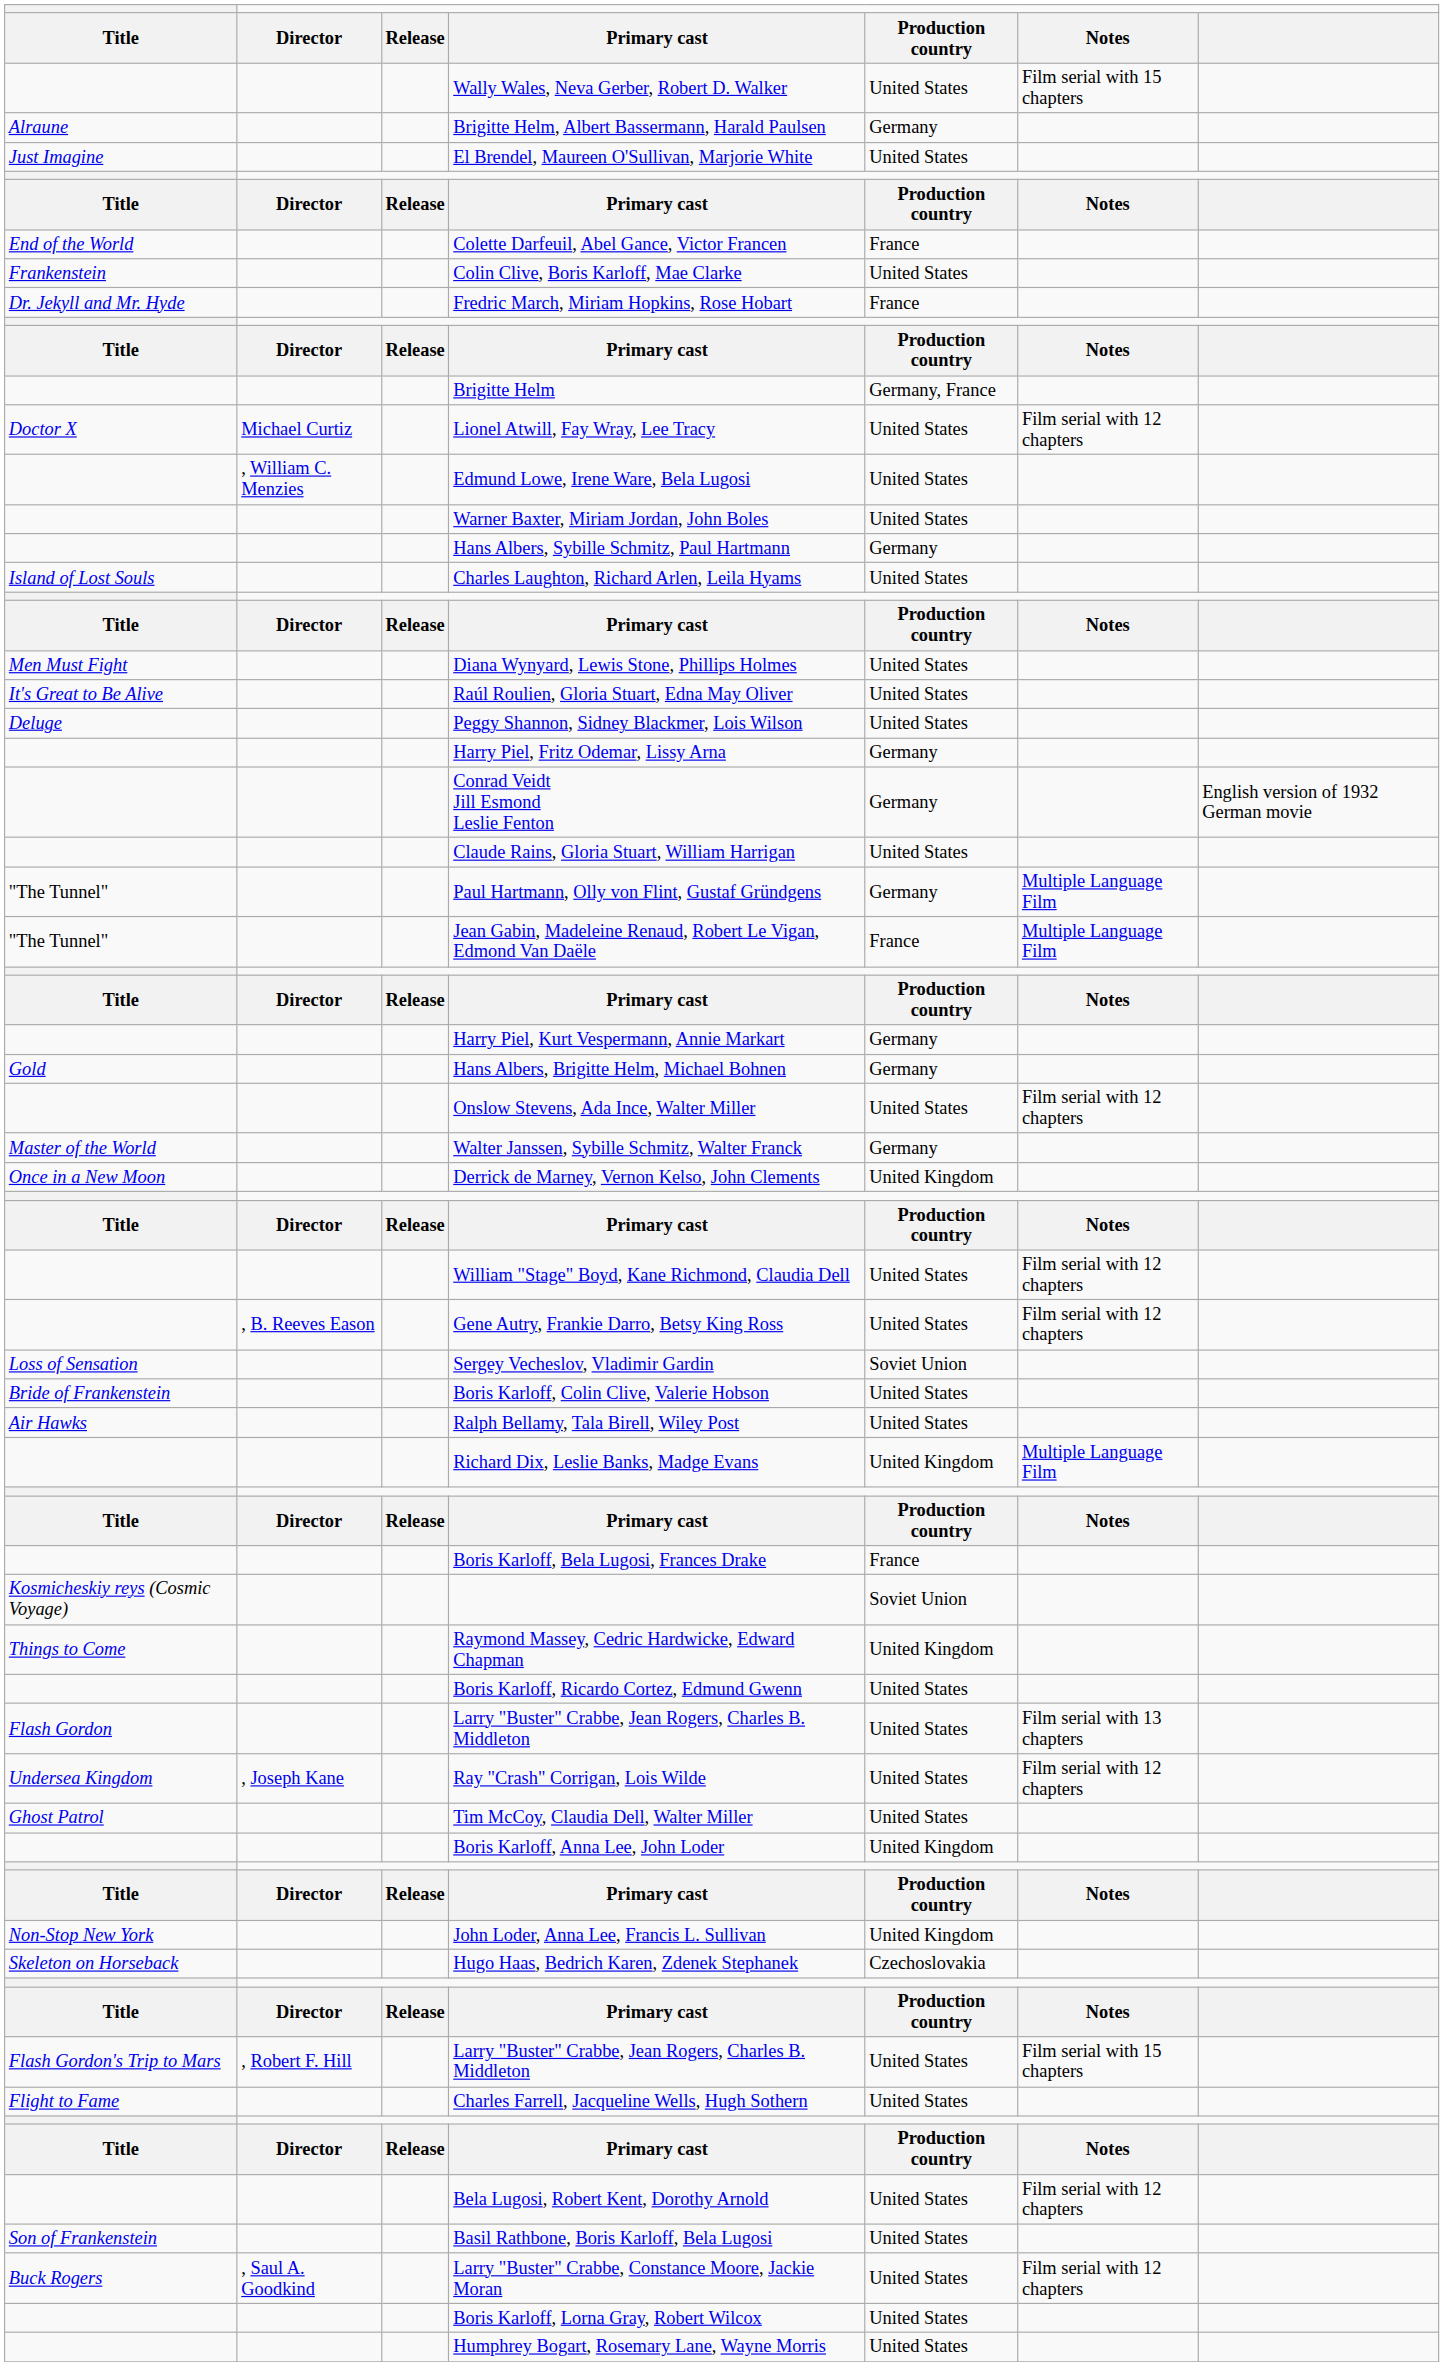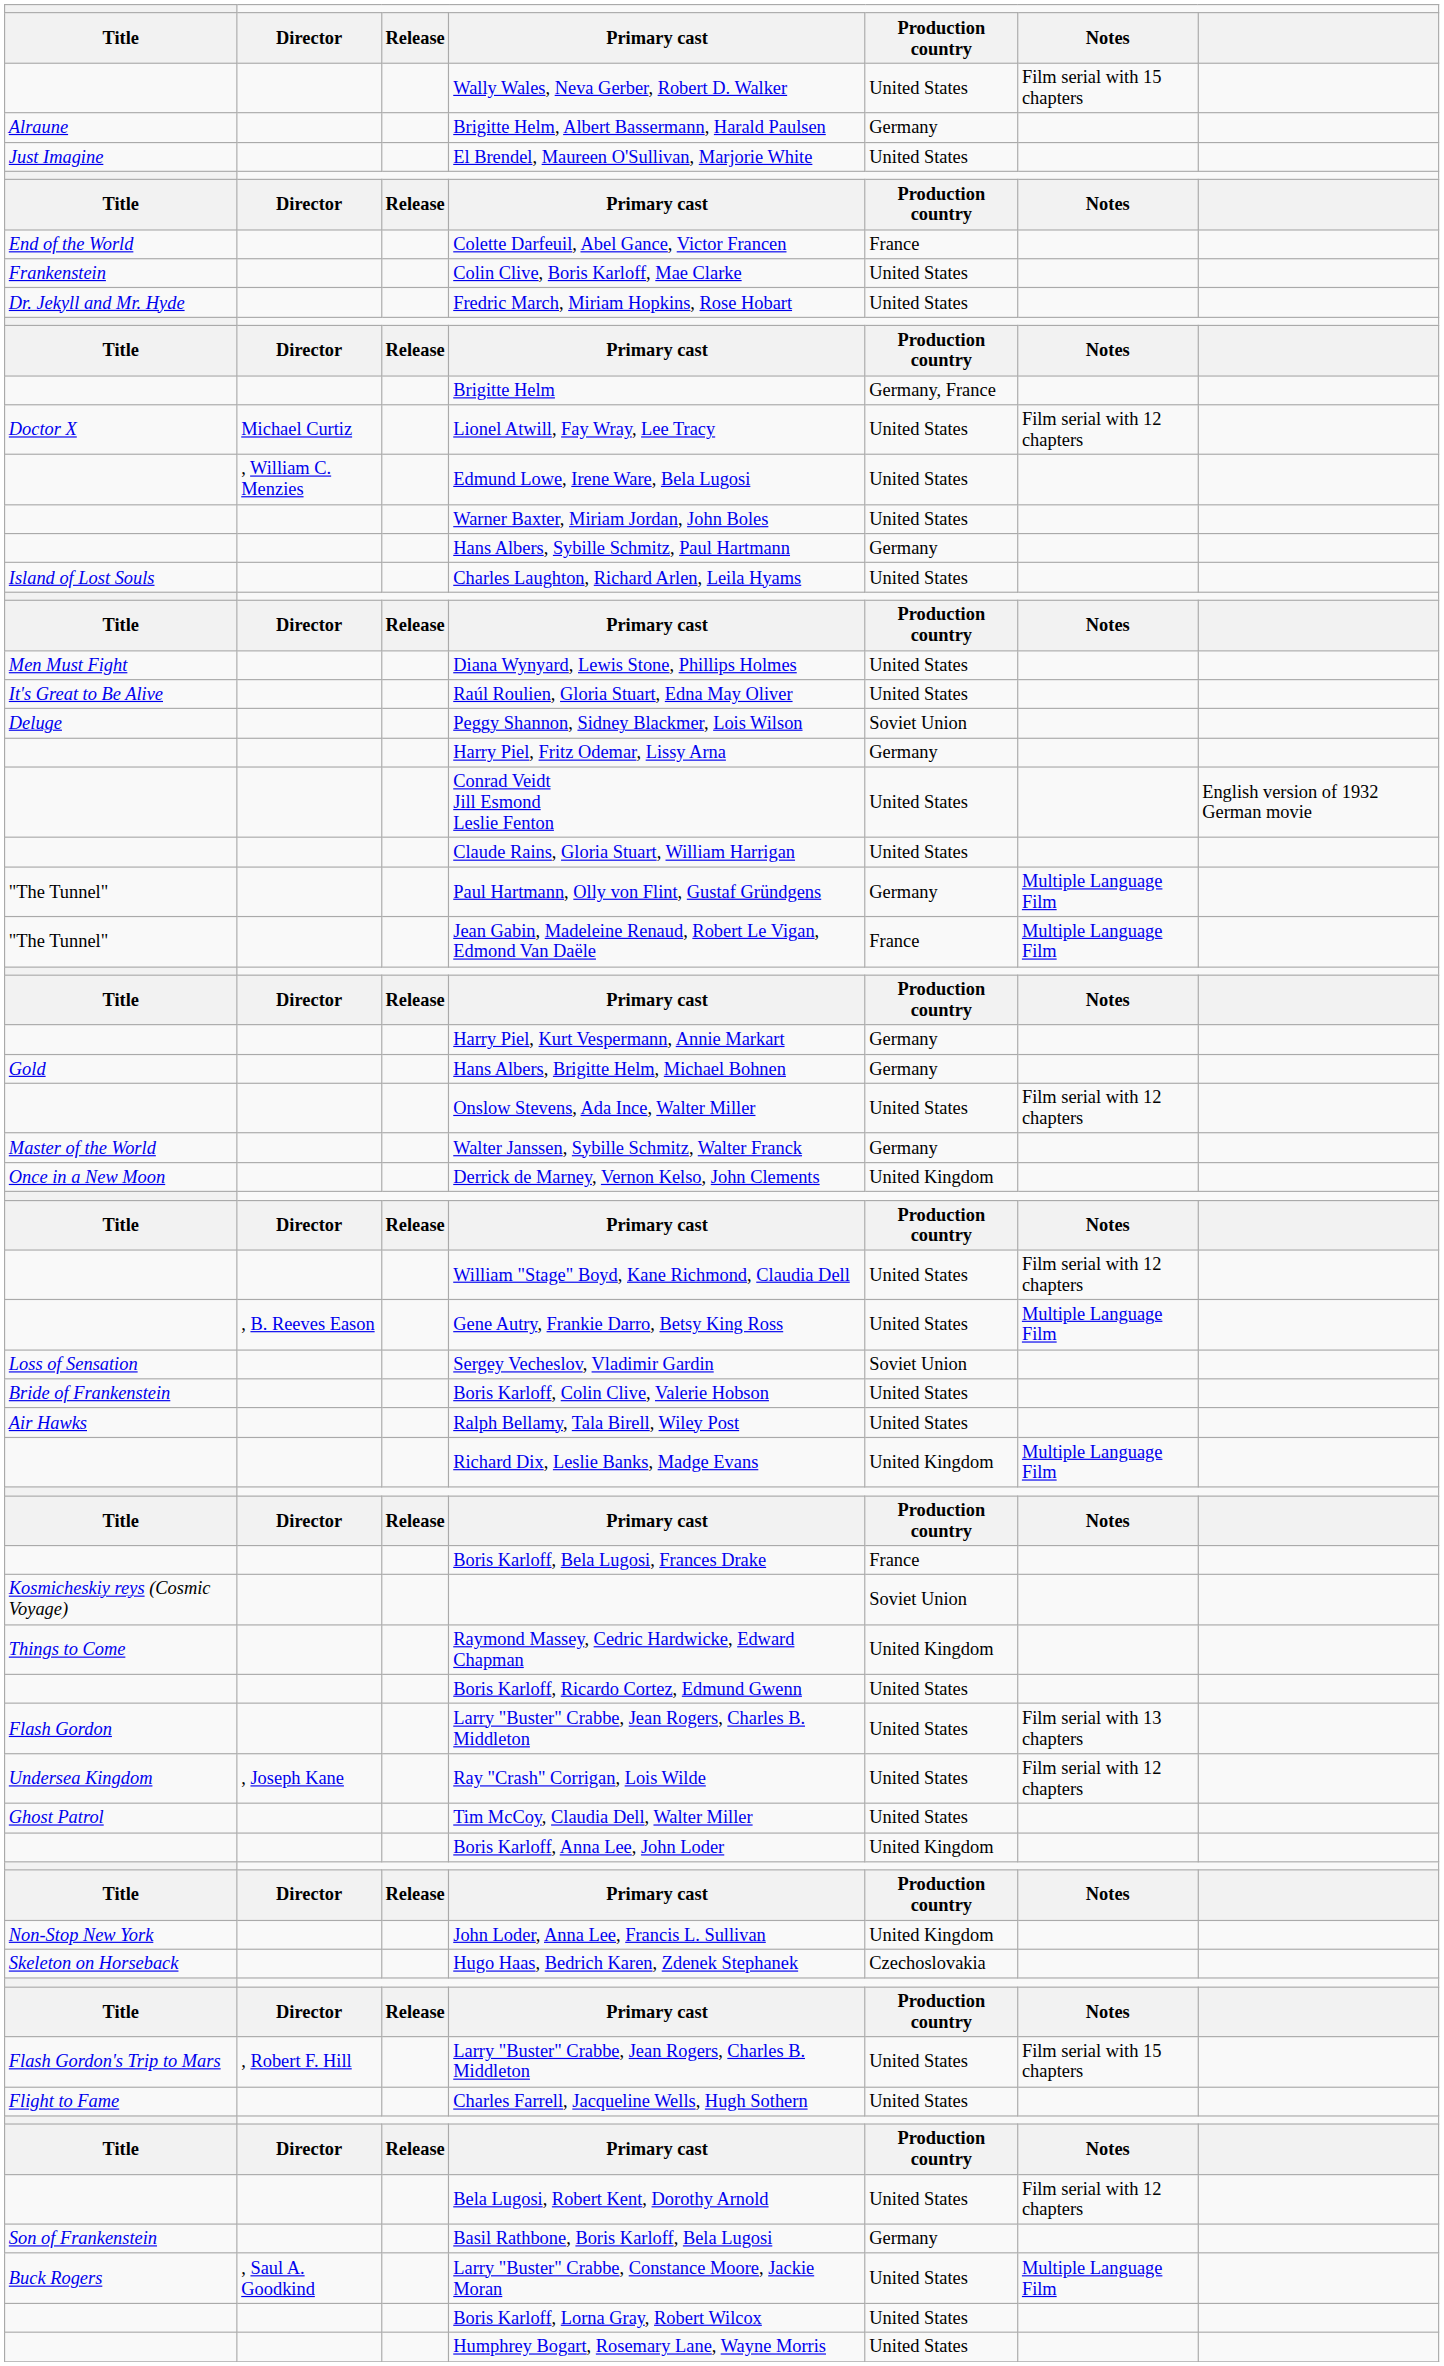(894, 302) France -> (919, 302) United States
(919, 723) United States -> (918, 723) Soviet Union
(904, 802) Germany -> (919, 802) United States
(1092, 1324) Film serial with 12 chapters -> (1092, 1324) Multiple Language Film
(919, 2238) United States -> (904, 2238) Germany
(1092, 2278) Film serial with 12 chapters -> (1092, 2278) Multiple Language Film
